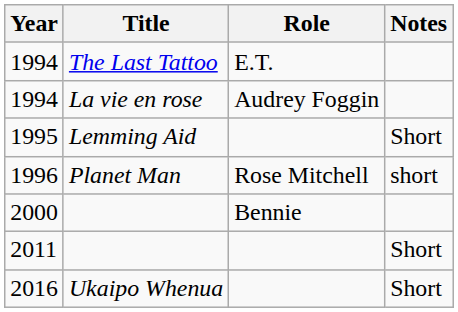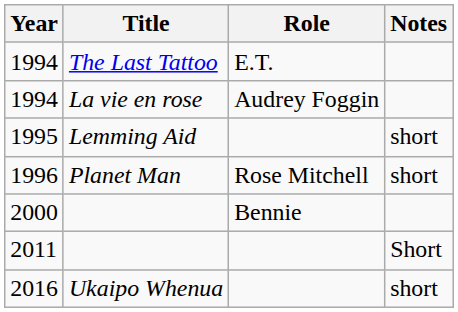(416, 136) Short -> (414, 136) short
(416, 288) Short -> (414, 288) short
